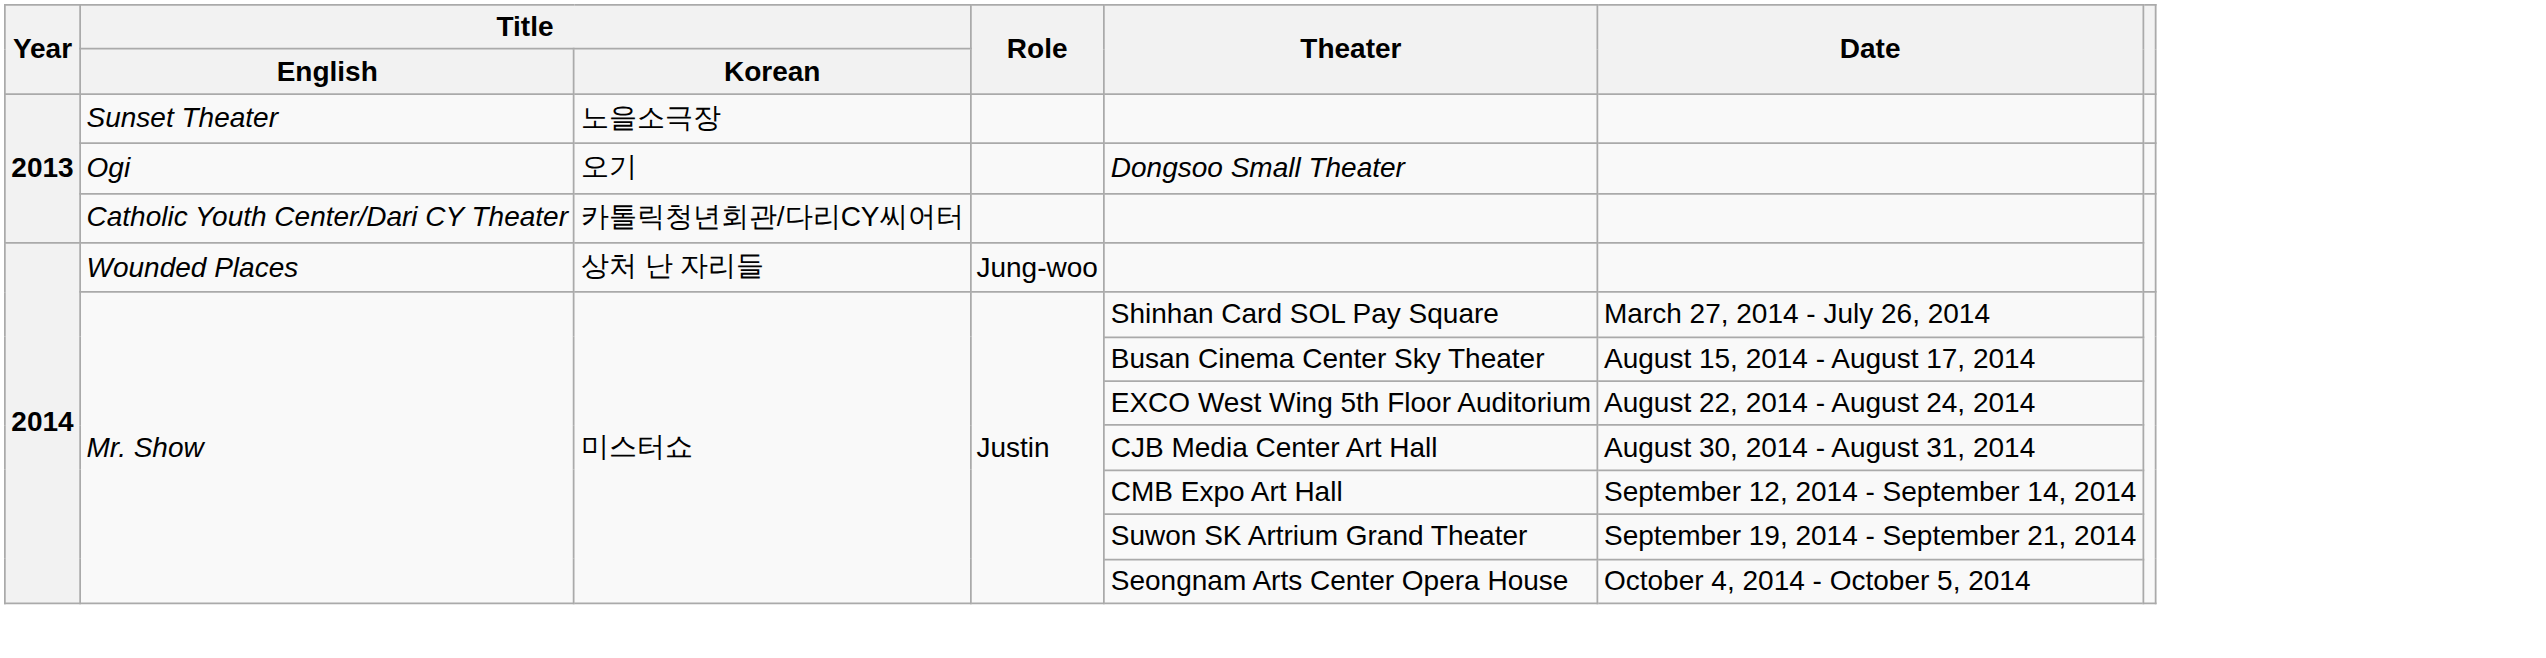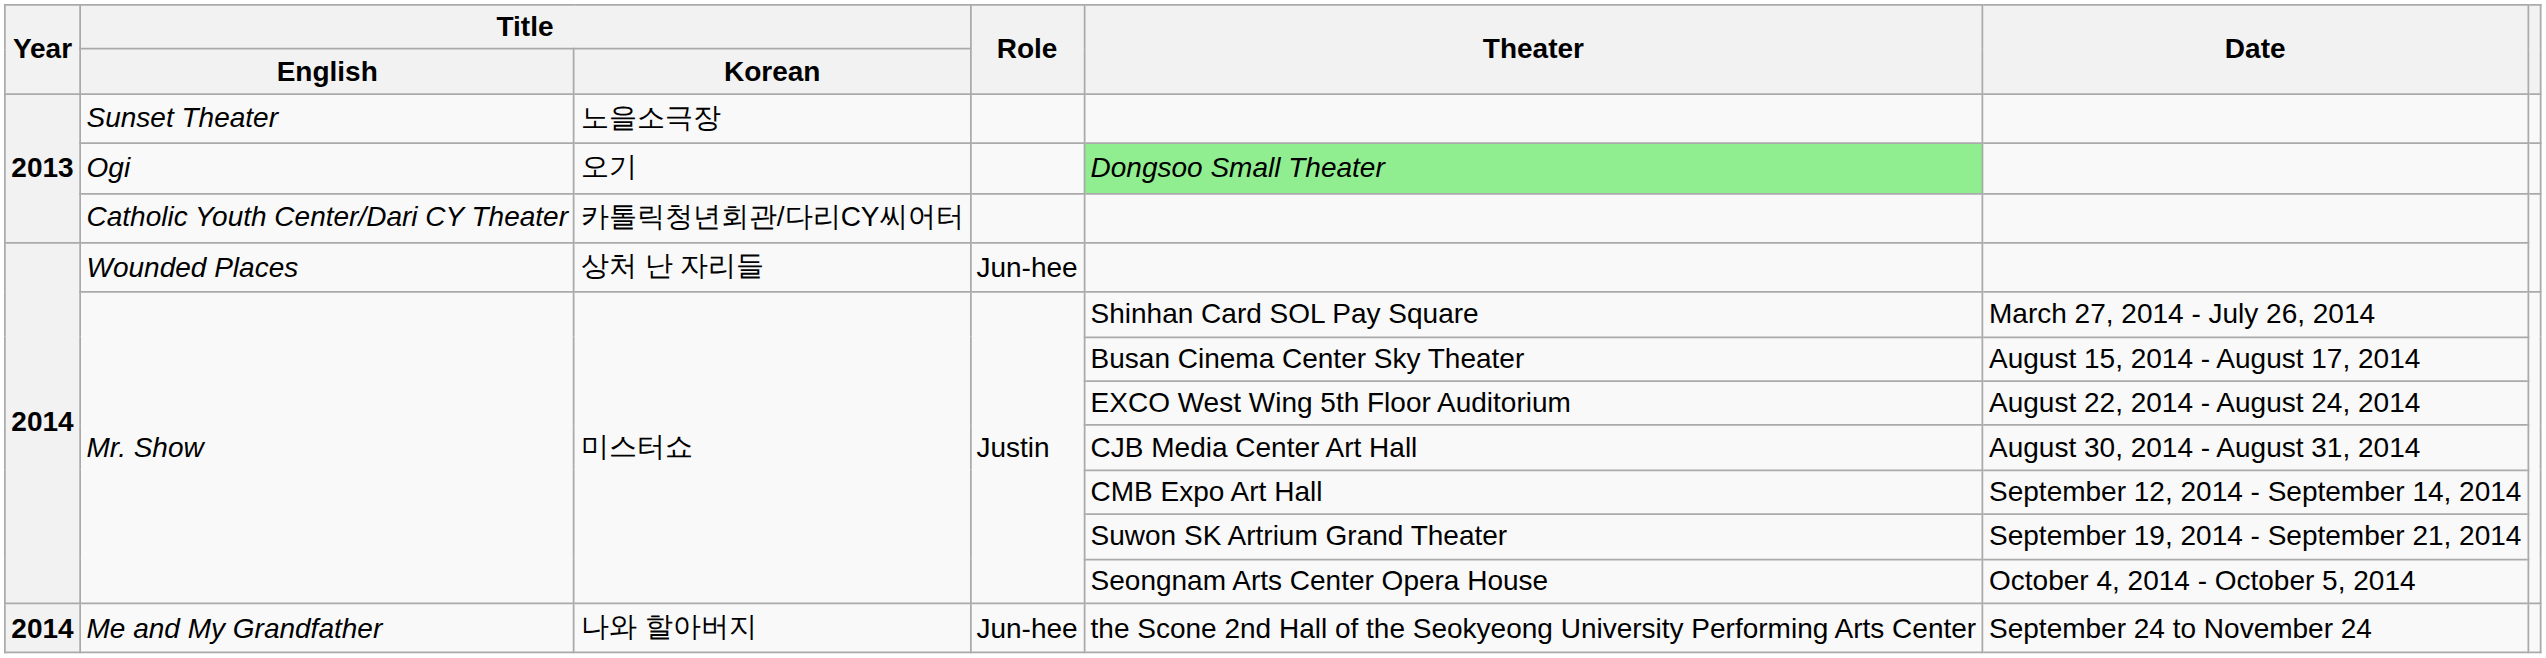(1258, 167) no background -> (1238, 167) lightgreen background
(1037, 267) Jung-woo -> (1027, 267) Jun-hee
+ row: (234, 627)
